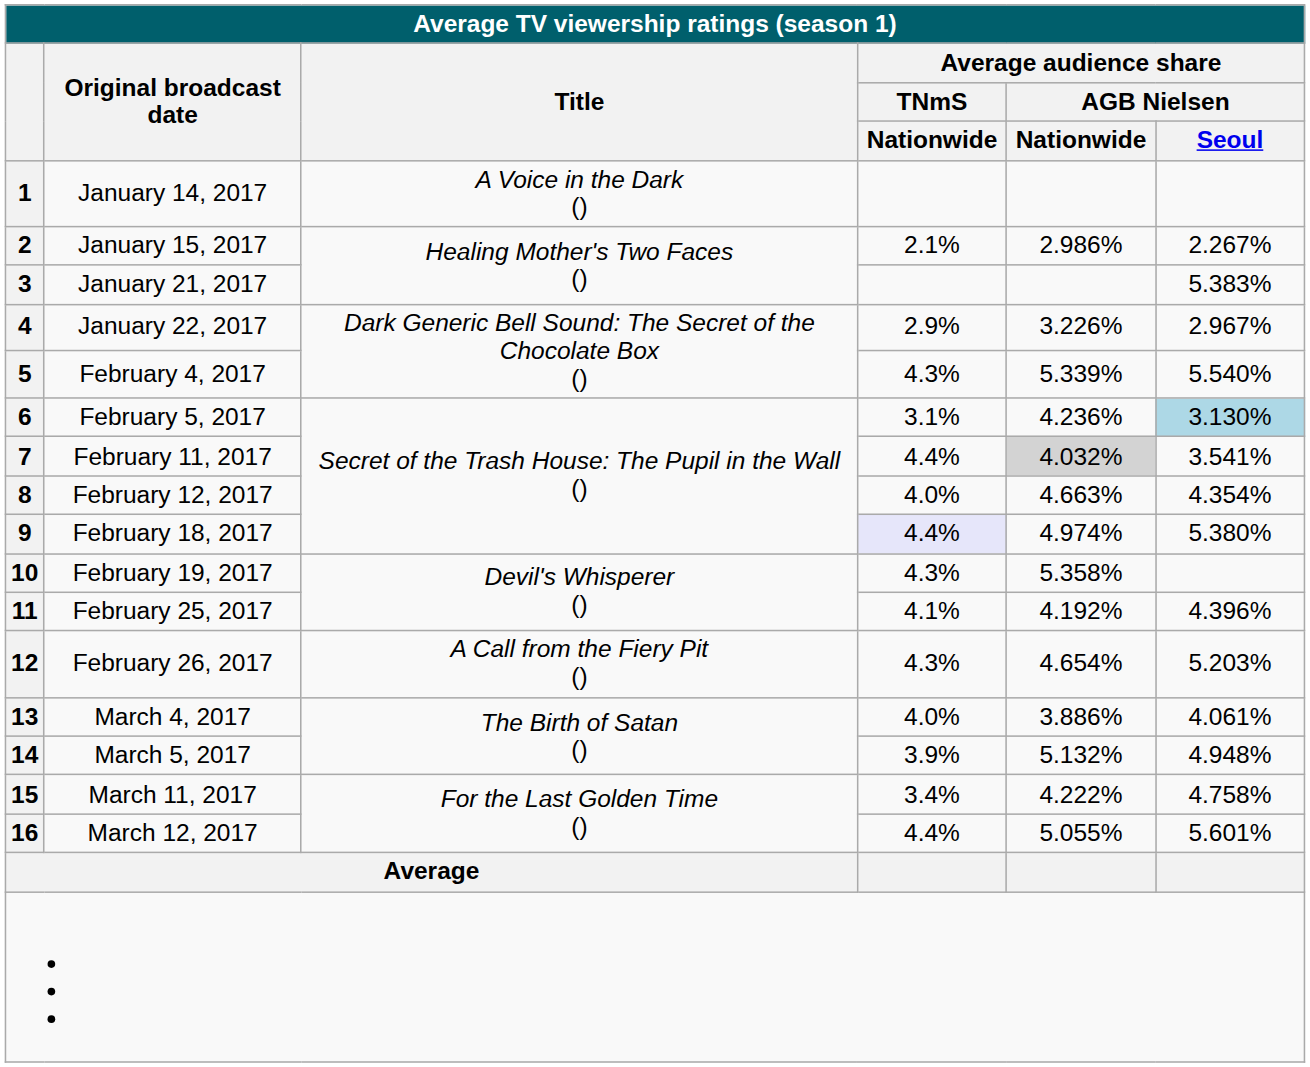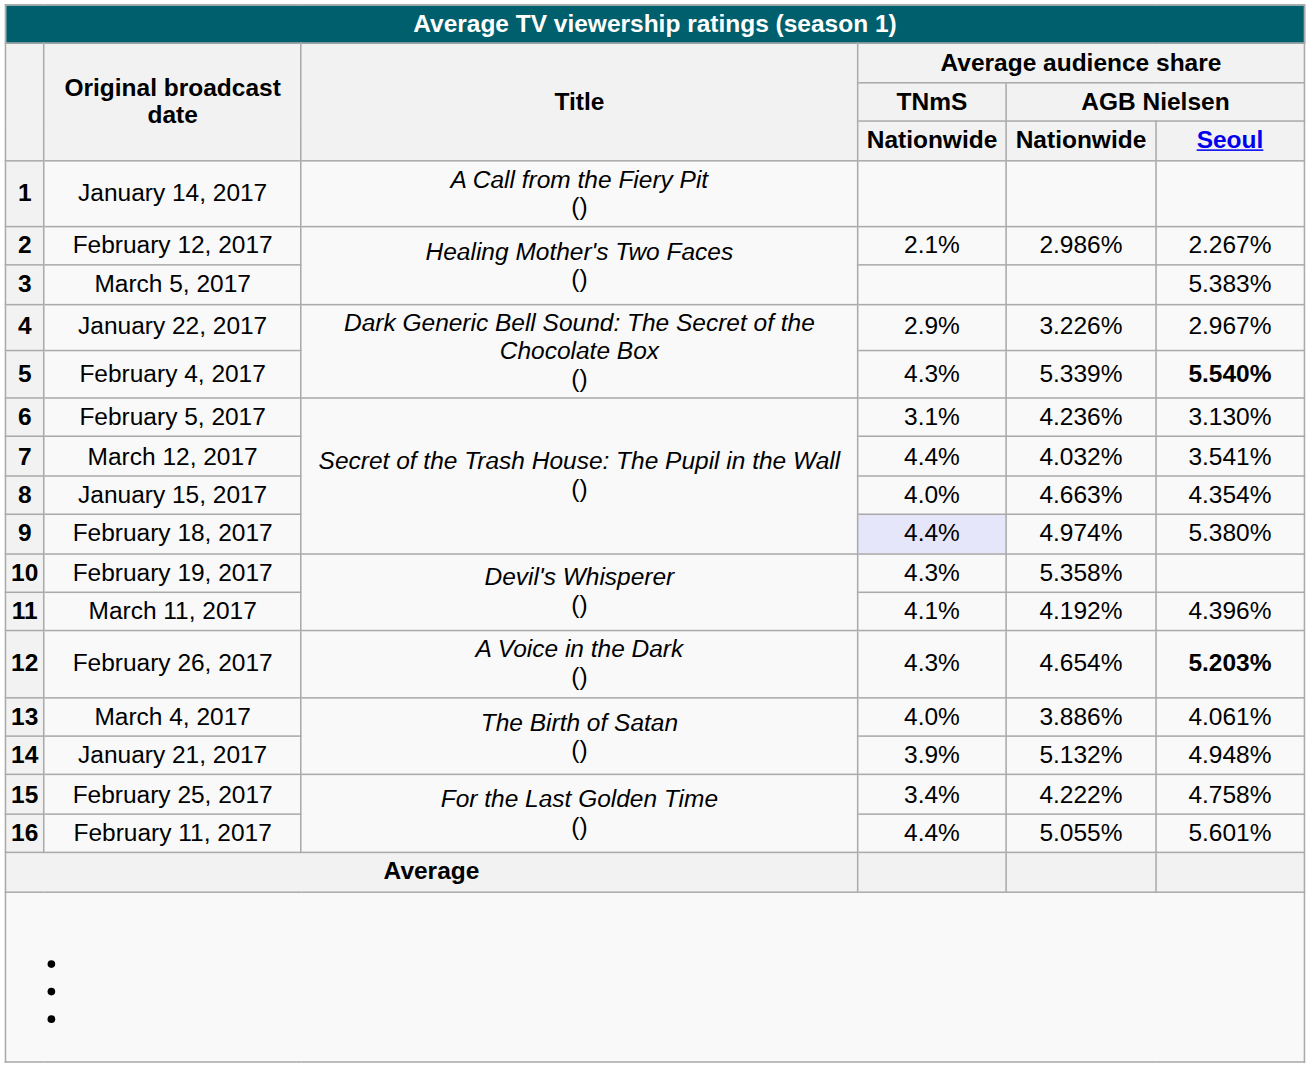(579, 192) A Voice in the Dark () -> (579, 192) A Call from the Fiery Pit ()
(173, 245) January 15, 2017 -> (173, 245) February 12, 2017
(173, 284) January 21, 2017 -> (173, 284) March 5, 2017
(1230, 374) normal -> (1230, 374) bold
(1230, 417) lightblue background -> (1230, 417) no background
(173, 455) February 11, 2017 -> (173, 455) March 12, 2017
(1081, 455) lightgrey background -> (1081, 455) no background
(173, 494) February 12, 2017 -> (173, 494) January 15, 2017
(173, 611) February 25, 2017 -> (173, 611) March 11, 2017
(579, 663) A Call from the Fiery Pit () -> (579, 663) A Voice in the Dark ()
(1230, 663) normal -> (1230, 663) bold
(173, 755) March 5, 2017 -> (173, 755) January 21, 2017
(173, 794) March 11, 2017 -> (173, 794) February 25, 2017
(173, 832) March 12, 2017 -> (173, 832) February 11, 2017
